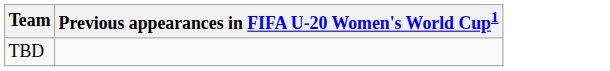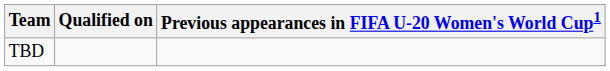+ column: (106, 20)
